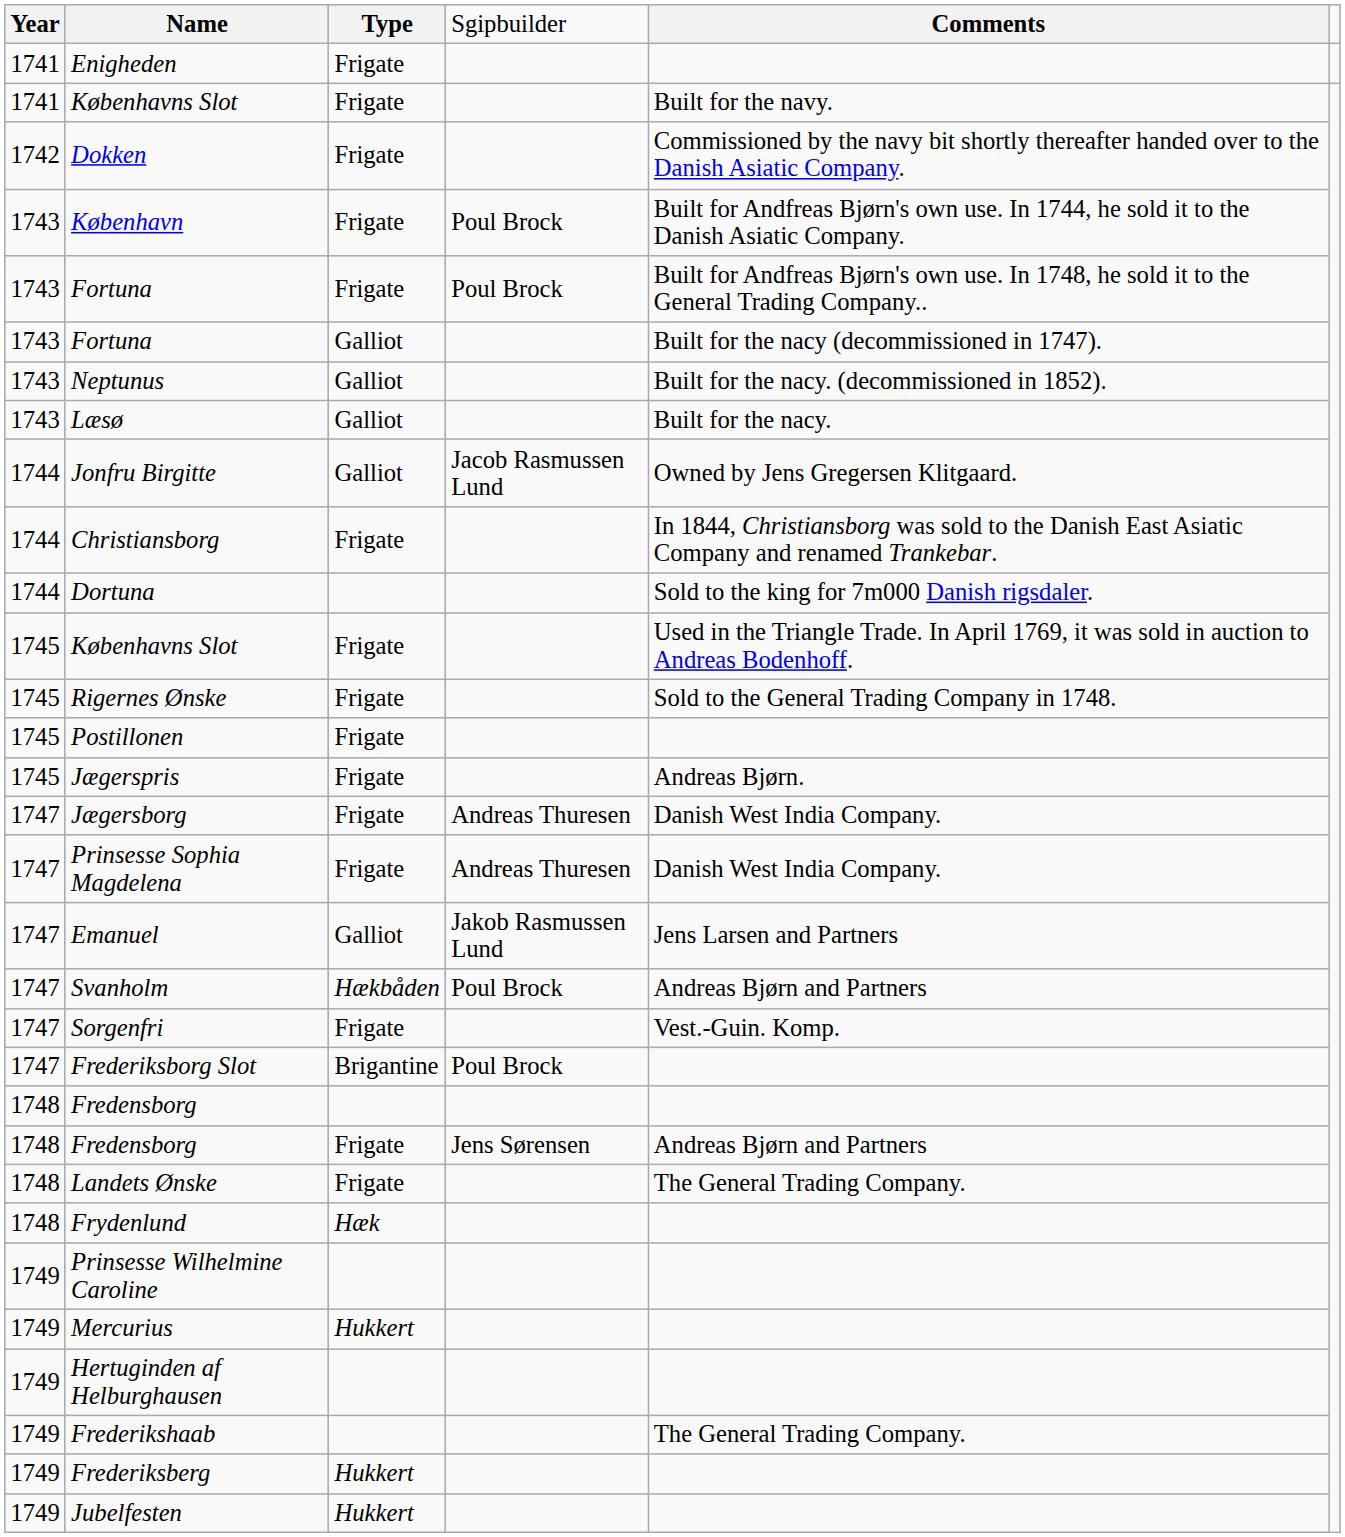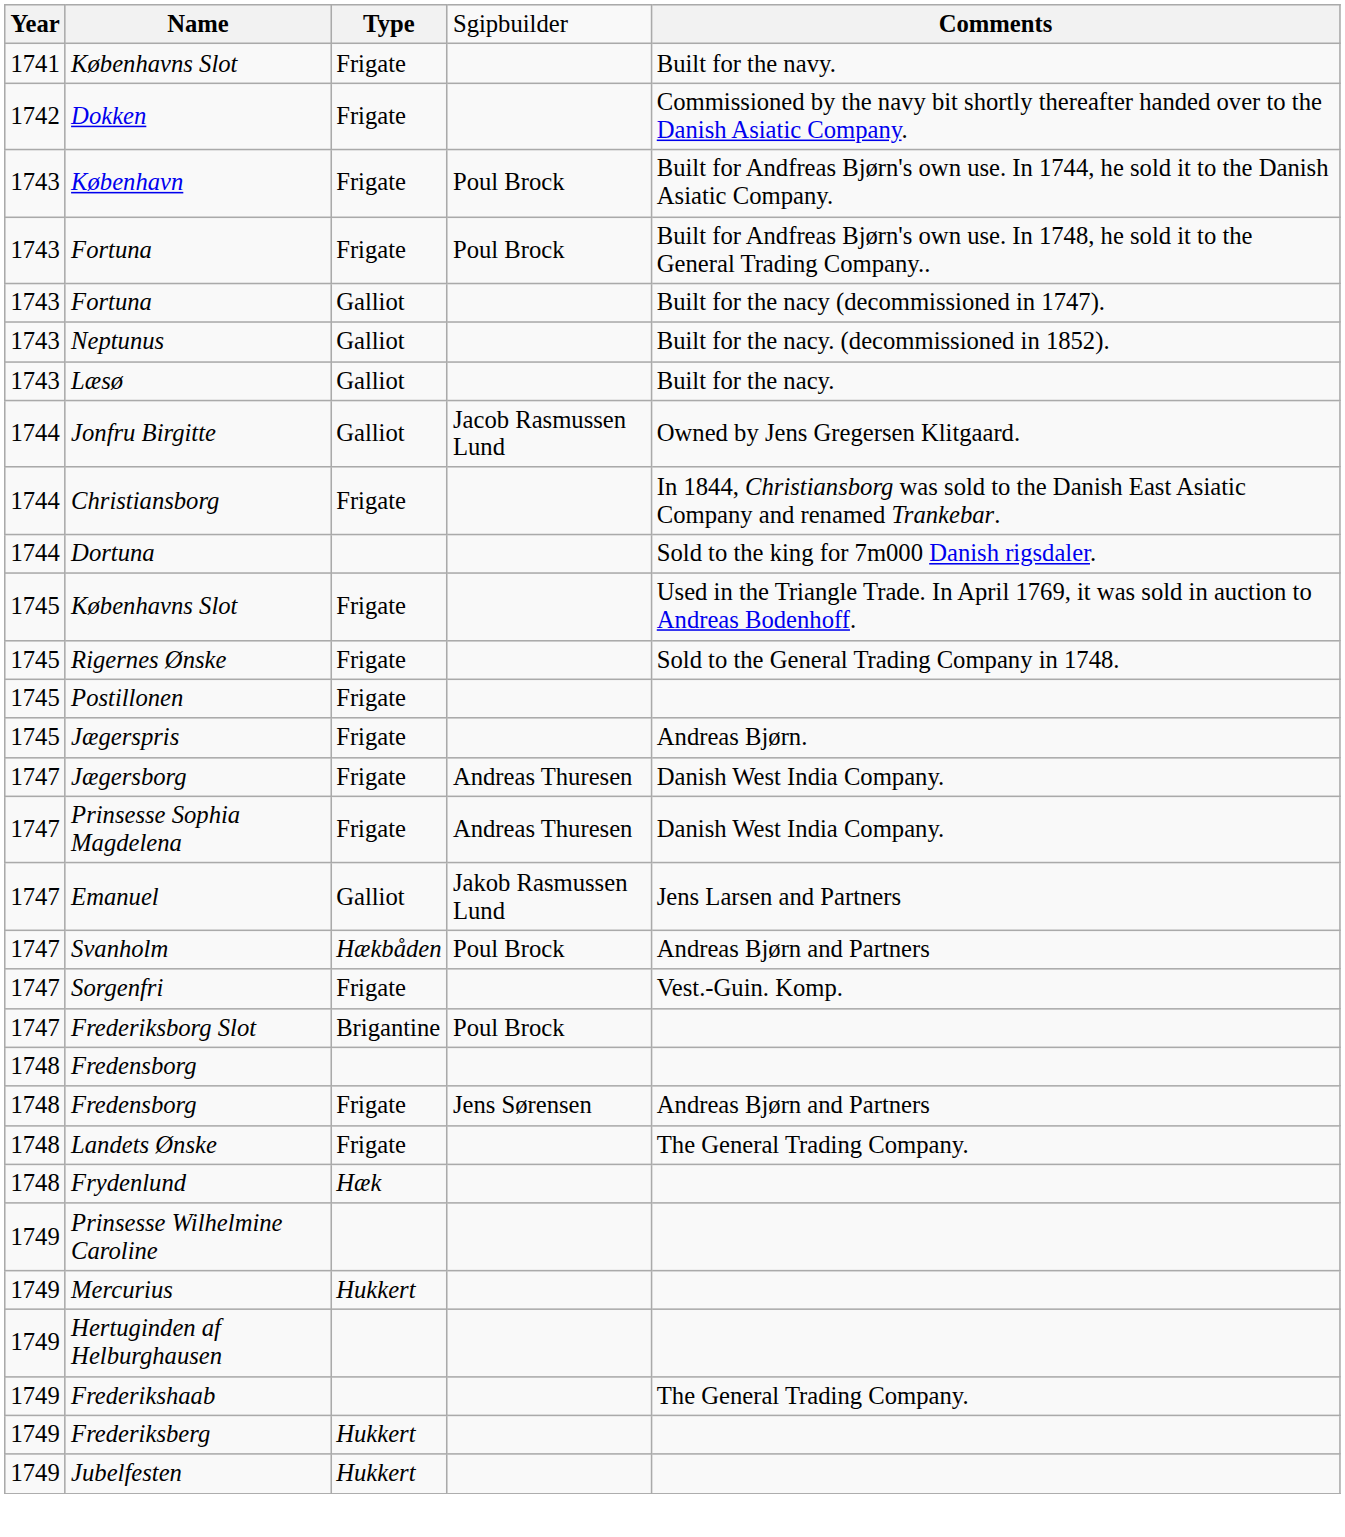- row: (124, 63)
